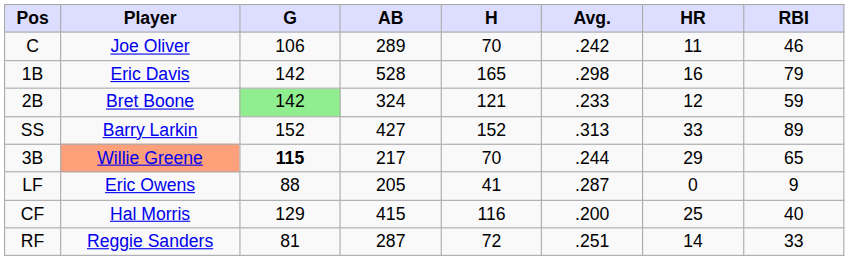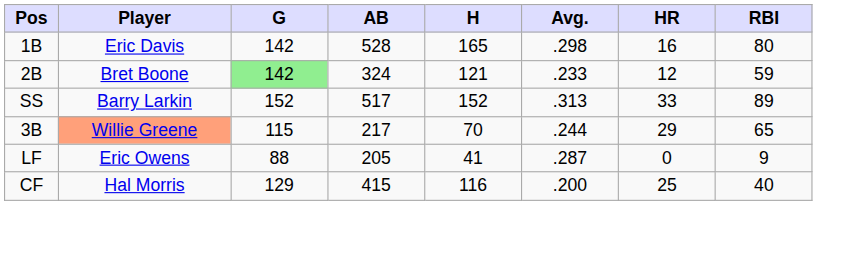- row: (33, 46)
(794, 74) 79 -> (764, 46) 80
(391, 130) 427 -> (376, 102) 517
(290, 158) bold -> (279, 130) normal
- row: (33, 241)
